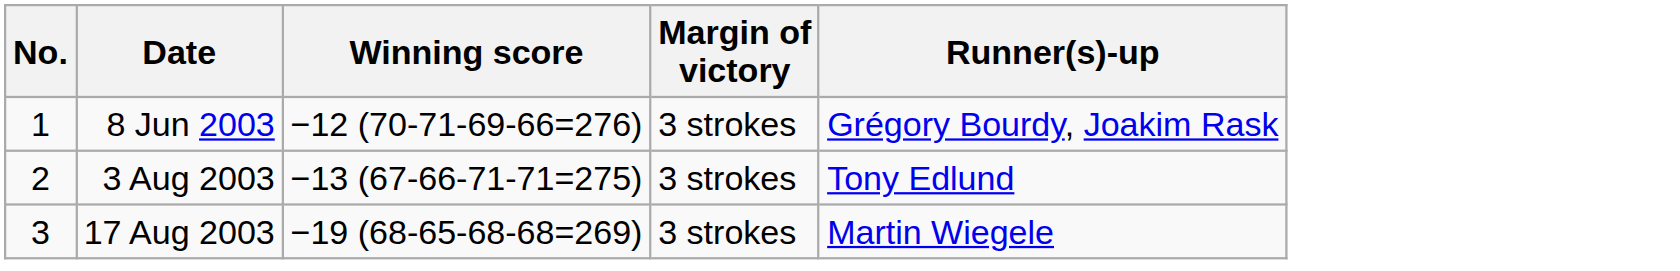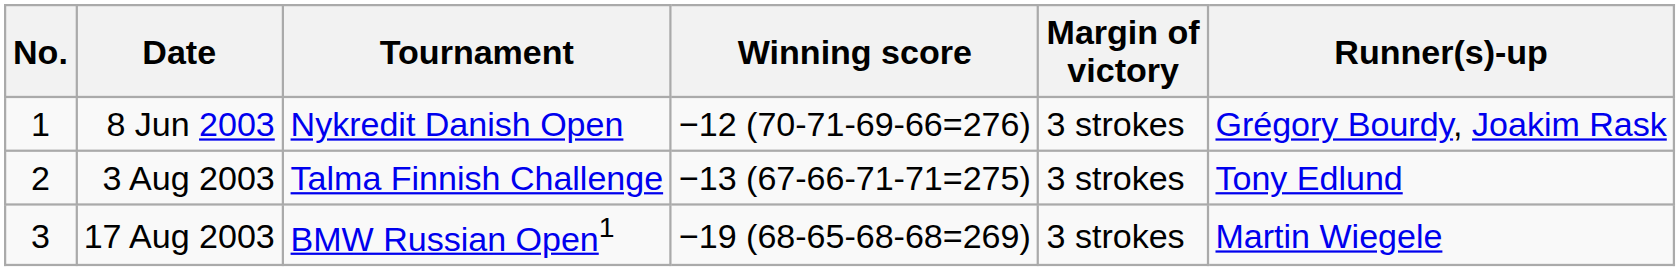+ column: (477, 51)
